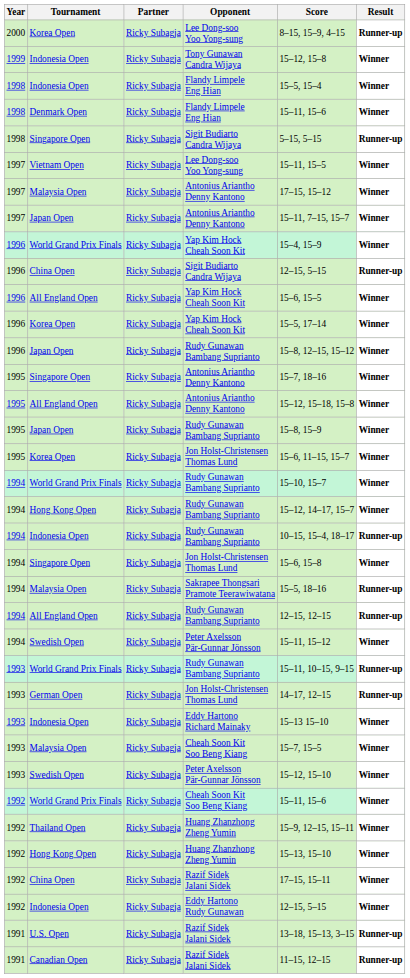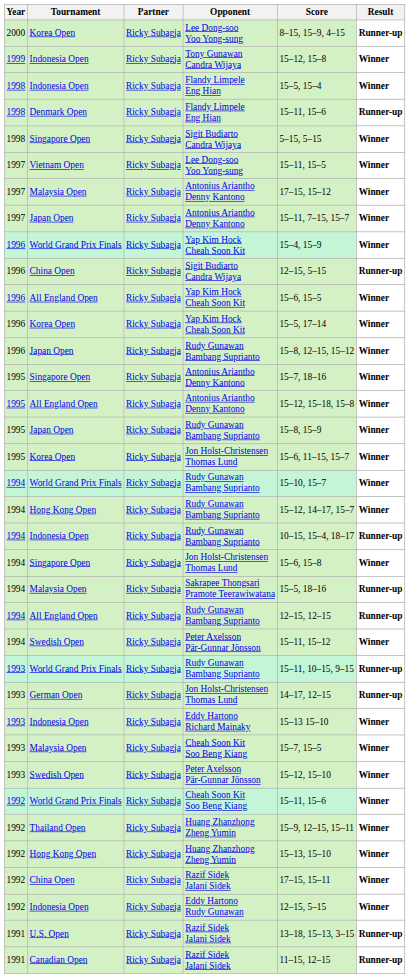(374, 113) Winner -> (381, 113) Runner-up
(381, 139) Runner-up -> (374, 139) Winner
